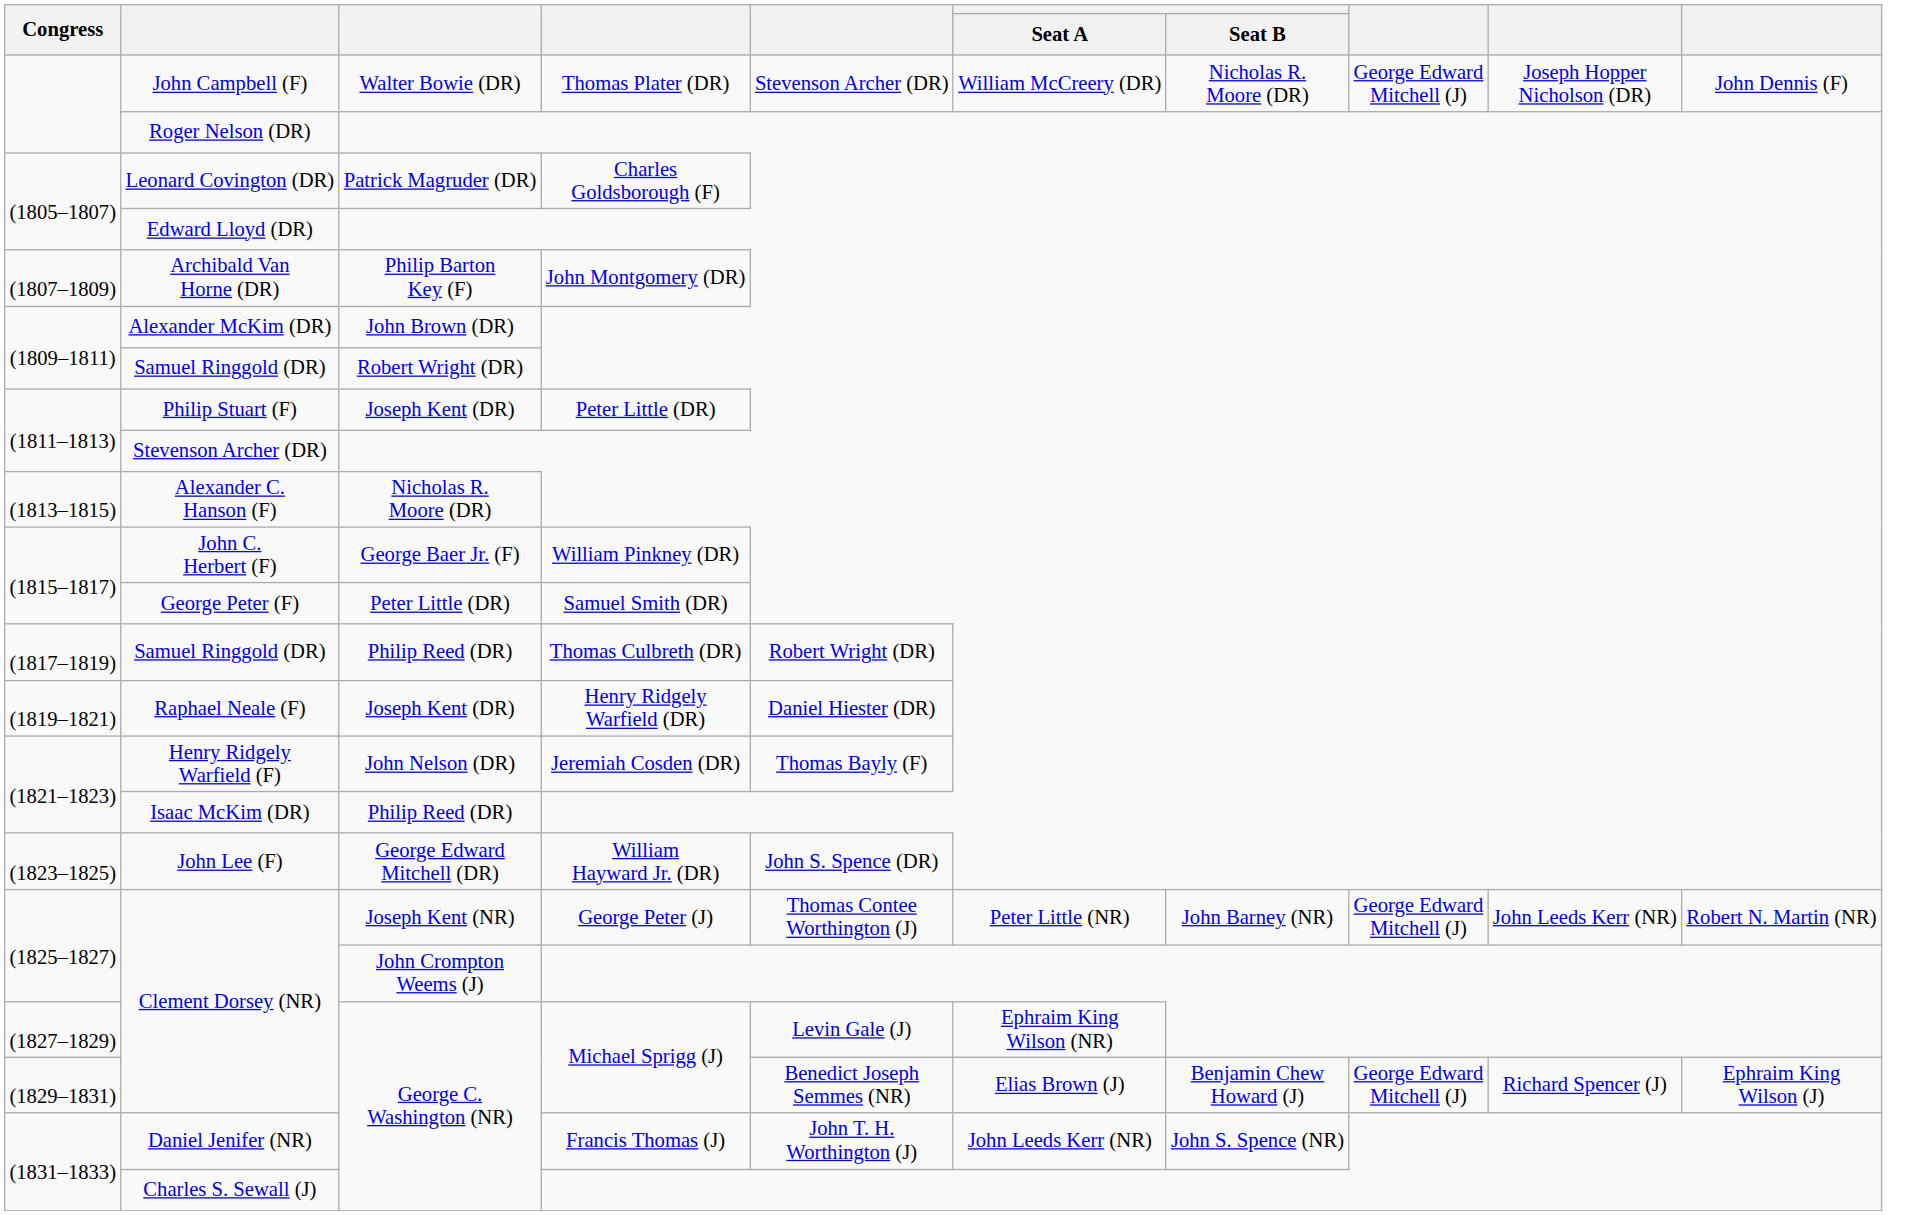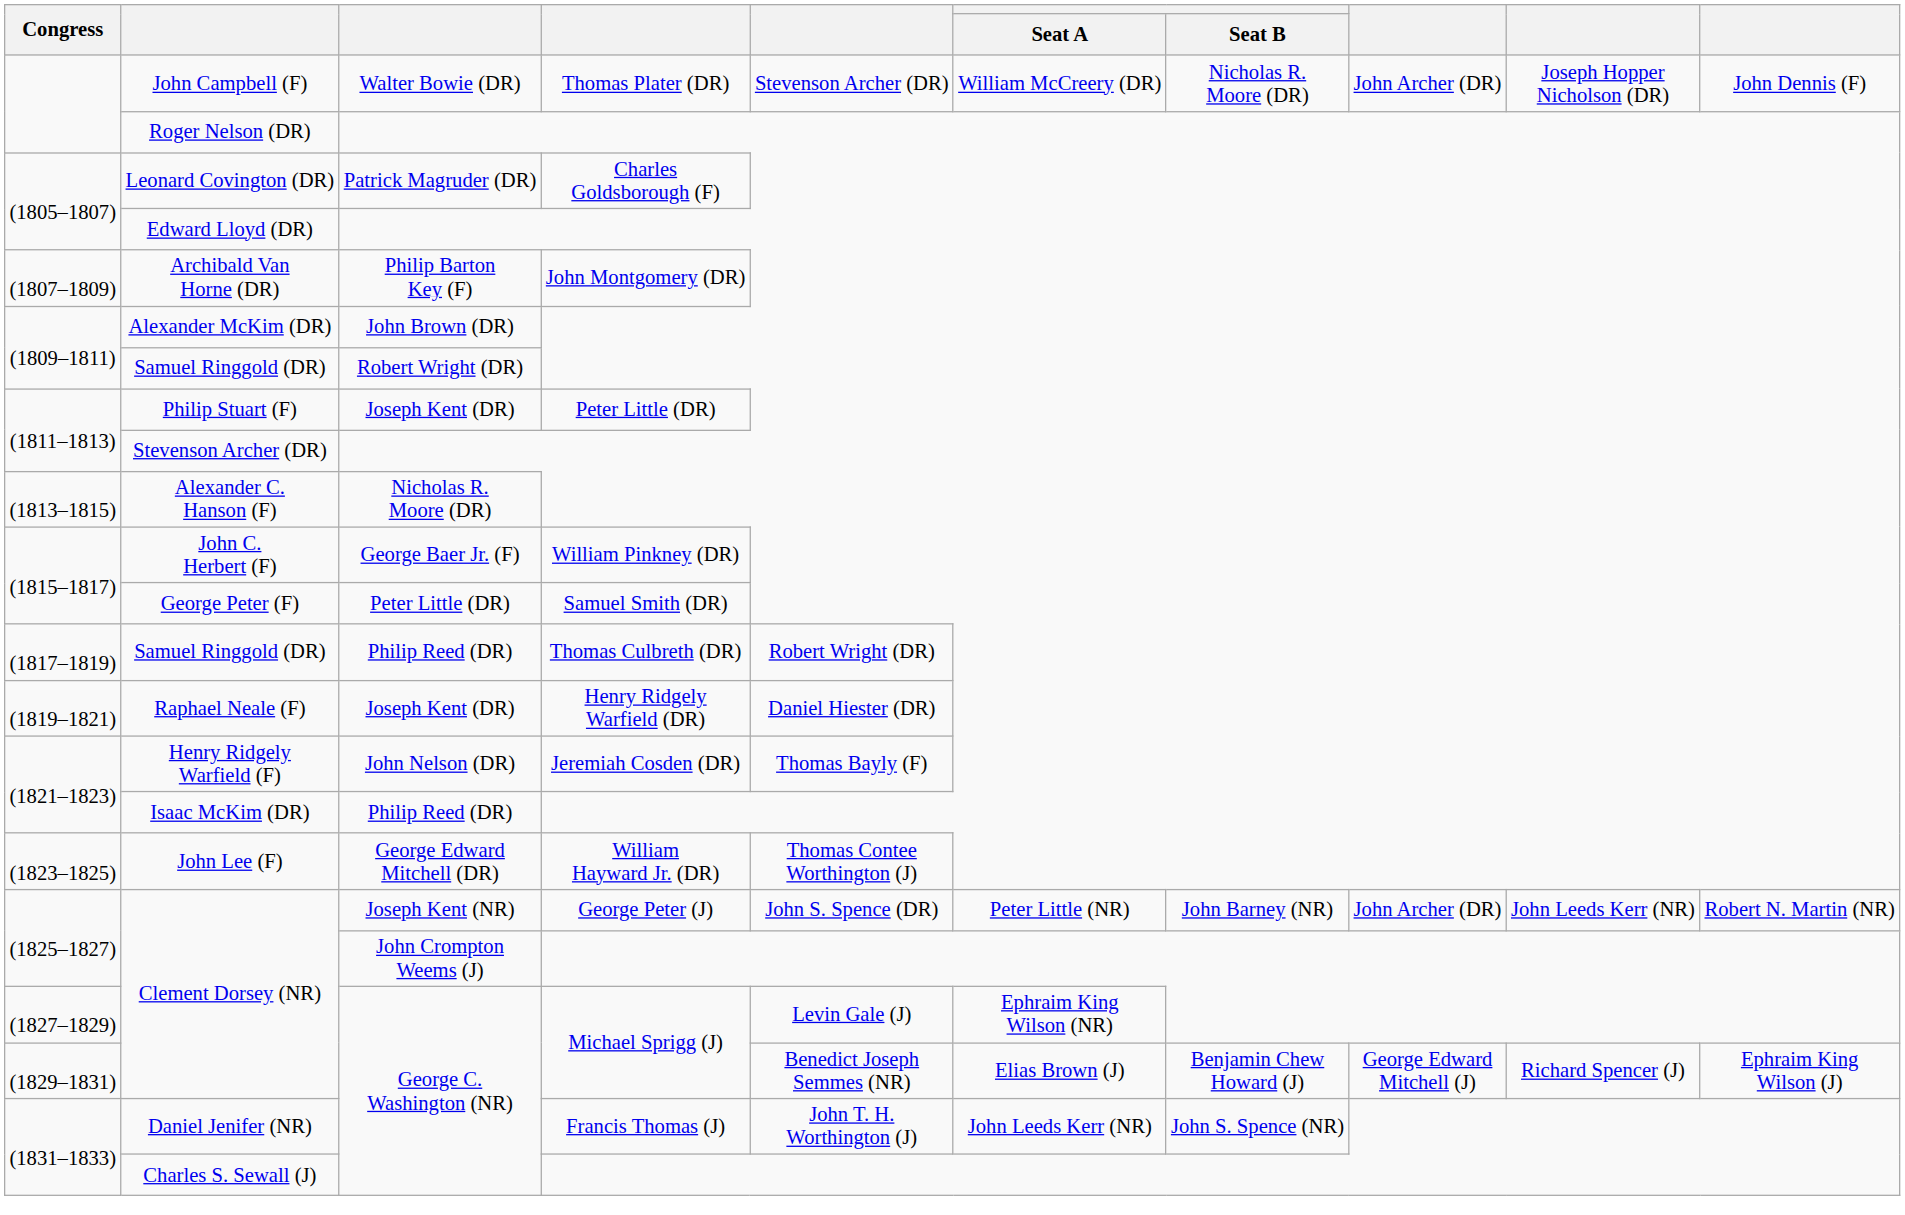(1418, 83) George Edward Mitchell (J) -> (1428, 83) John Archer (DR)
(852, 861) John S. Spence (DR) -> (852, 861) Thomas Contee Worthington (J)
(852, 917) Thomas Contee Worthington (J) -> (852, 909) John S. Spence (DR)
(1418, 917) George Edward Mitchell (J) -> (1428, 909) John Archer (DR)
